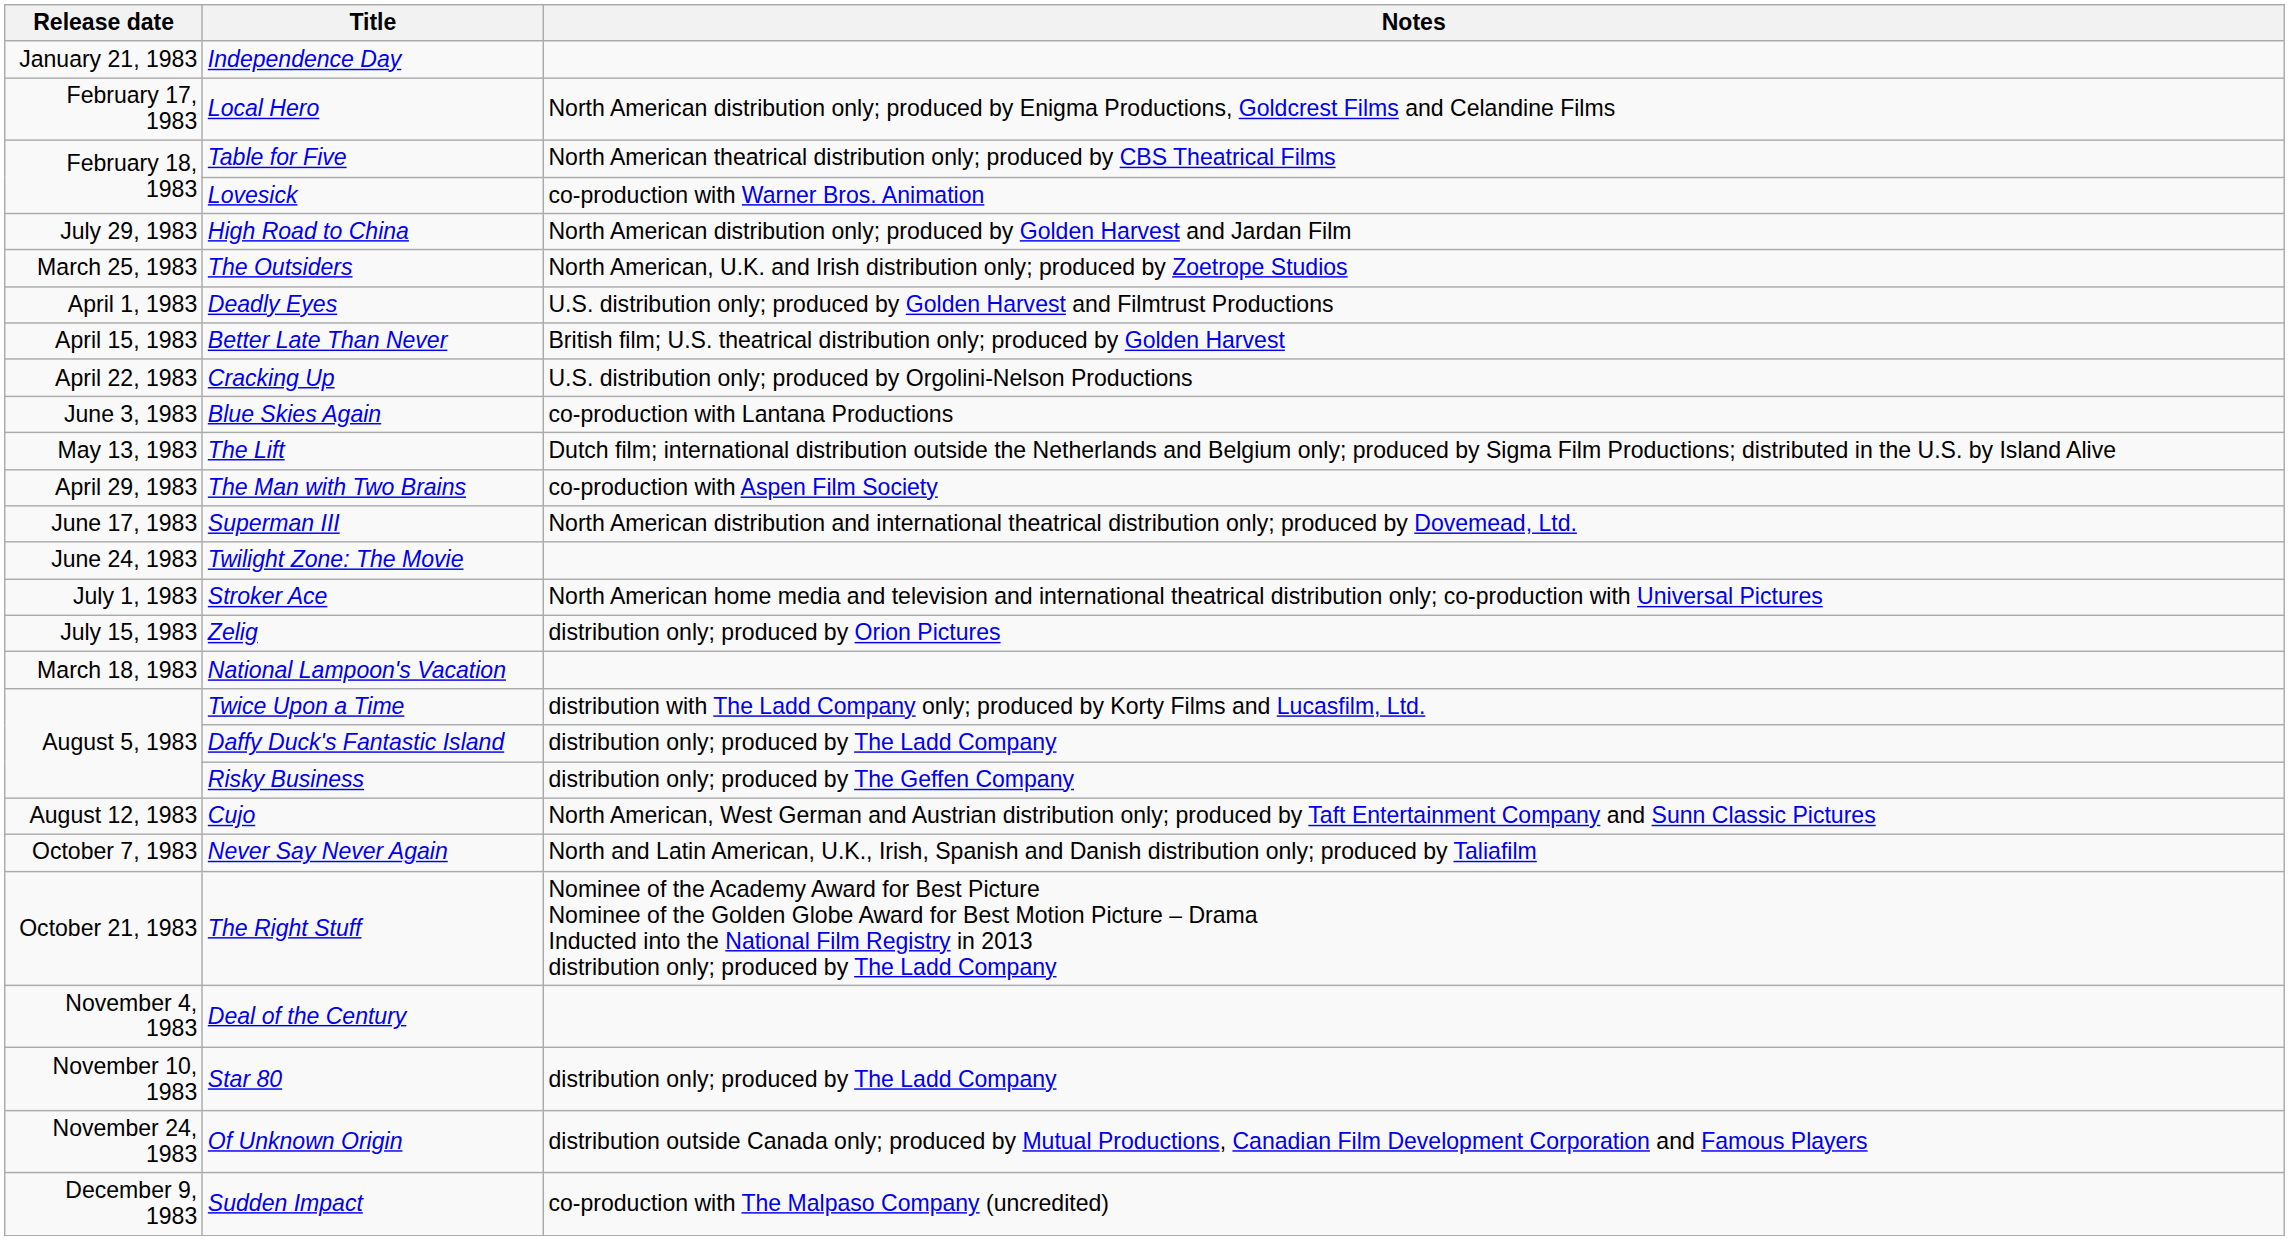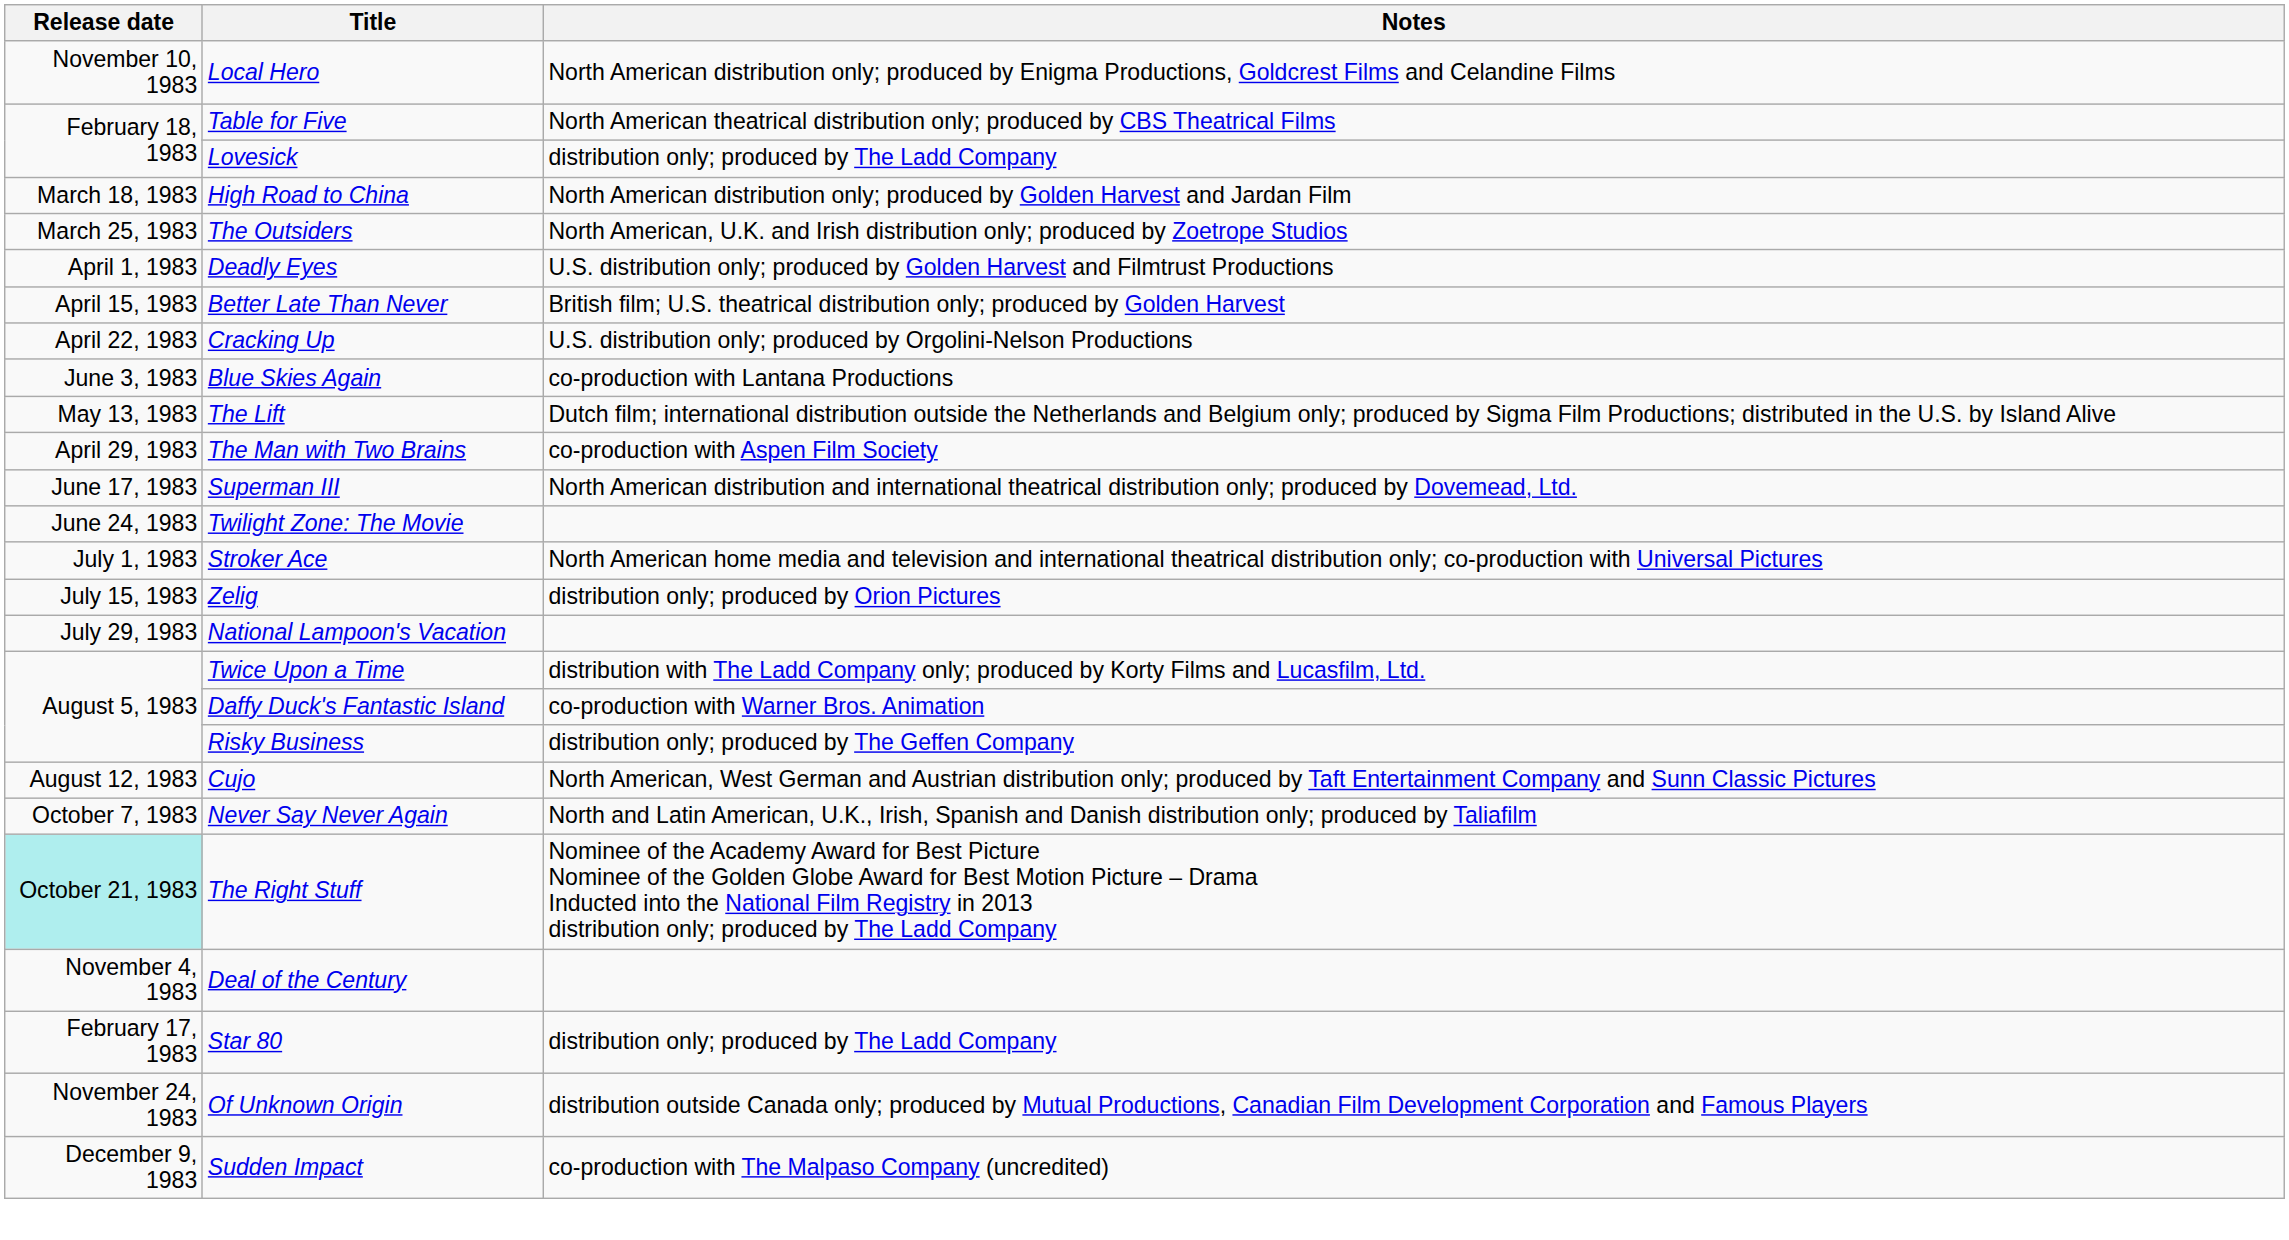- row: (305, 59)
(132, 108) February 17, 1983 -> (125, 72) November 10, 1983
(766, 194) co-production with Warner Bros. Animation -> (803, 158) distribution only; produced by The Ladd Company
(129, 231) July 29, 1983 -> (117, 194) March 18, 1983
(117, 669) March 18, 1983 -> (129, 633) July 29, 1983
(803, 742) distribution only; produced by The Ladd Company -> (766, 706) co-production with Warner Bros. Animation
(108, 927) no background -> (108, 891) paleturquoise background
(125, 1078) November 10, 1983 -> (132, 1042) February 17, 1983
